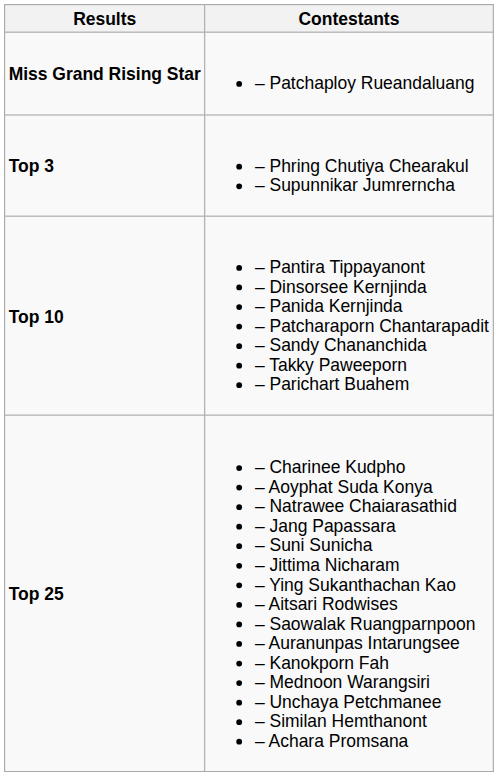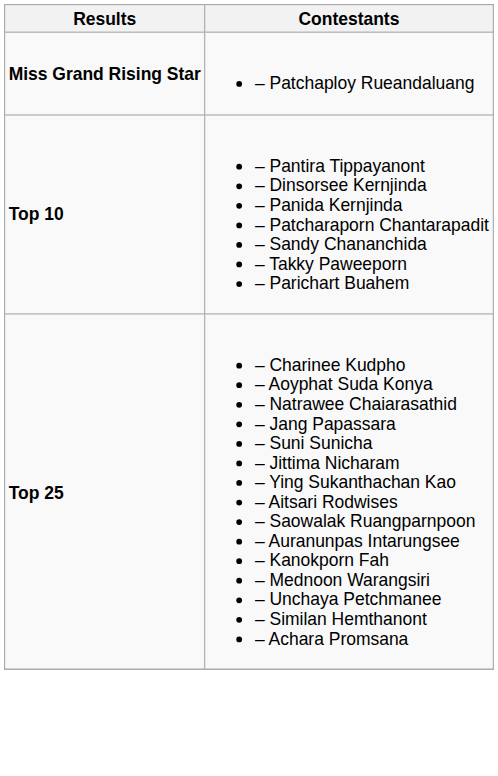- row: (31, 165)
